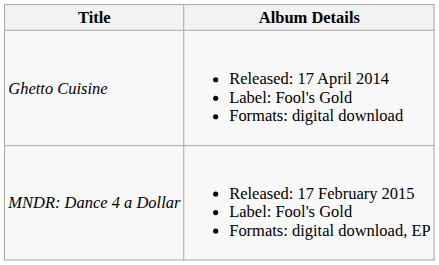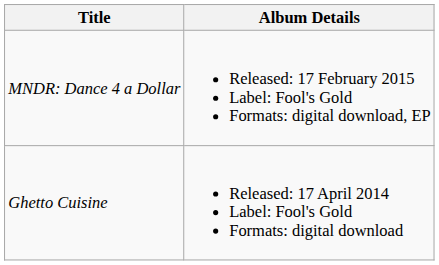rows swapped: (58, 87) <-> (94, 202)
